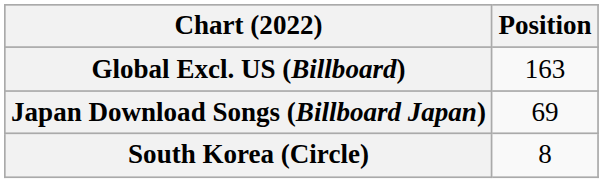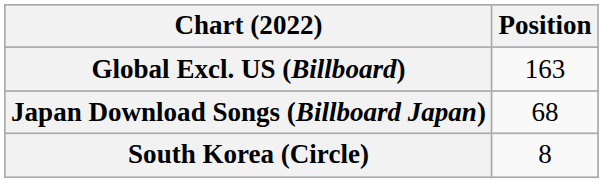(545, 111) 69 -> (545, 111) 68
